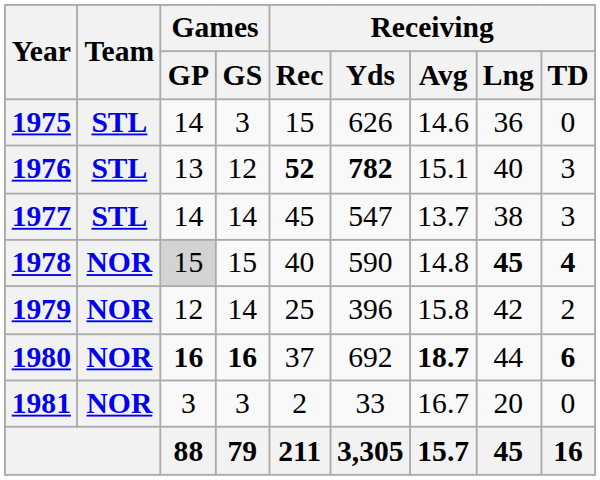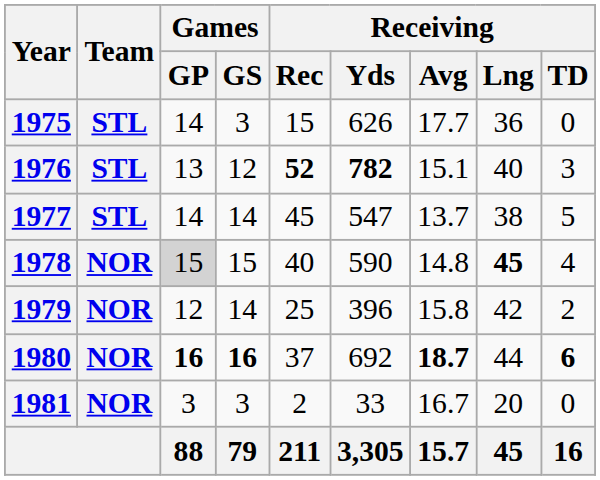(443, 121) 14.6 -> (443, 121) 17.7
(568, 215) 3 -> (568, 215) 5
(568, 262) bold -> (568, 262) normal
